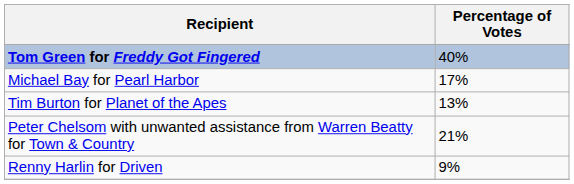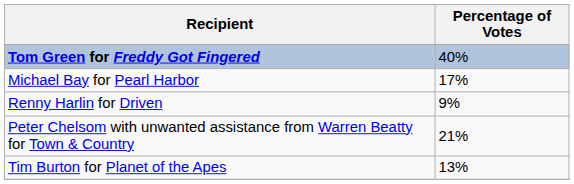rows swapped: (117, 103) <-> (85, 167)
